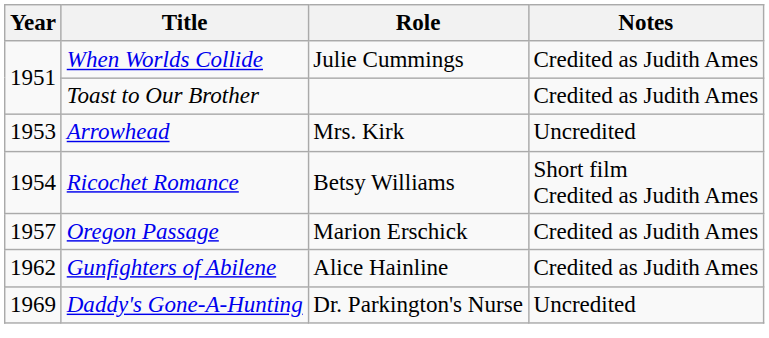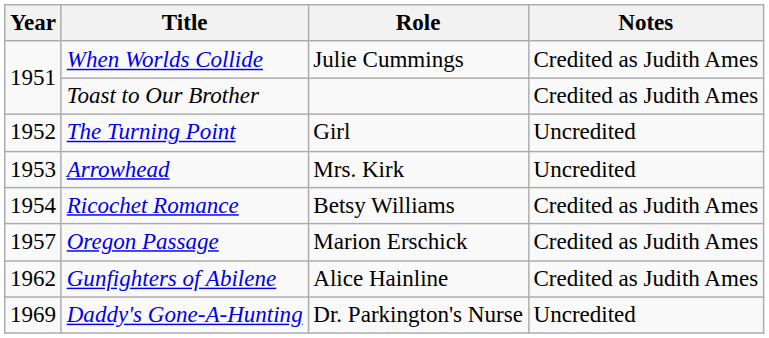+ row: (151, 132)
(646, 181) Short film Credited as Judith Ames -> (646, 205) Credited as Judith Ames
